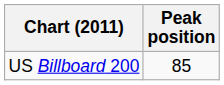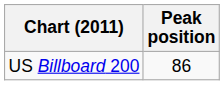(181, 65) 85 -> (181, 65) 86
